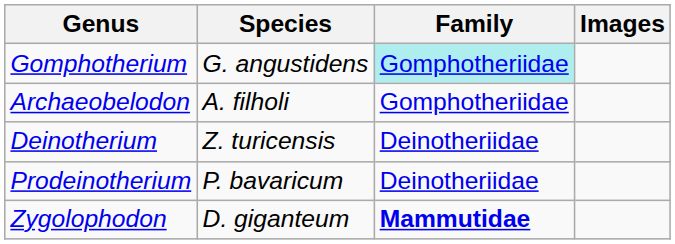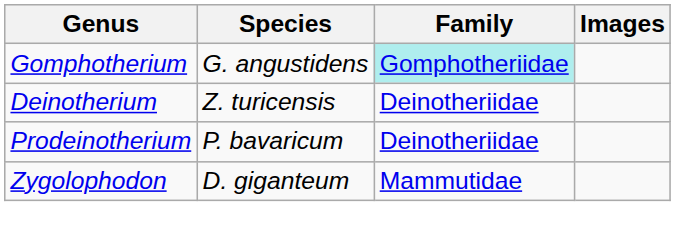- row: (100, 102)
(455, 219) bold -> (451, 180) normal
